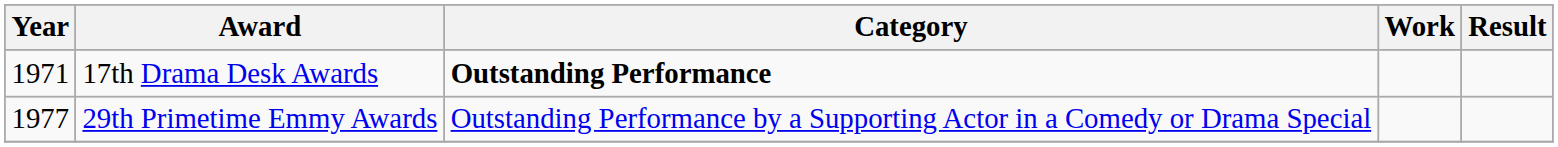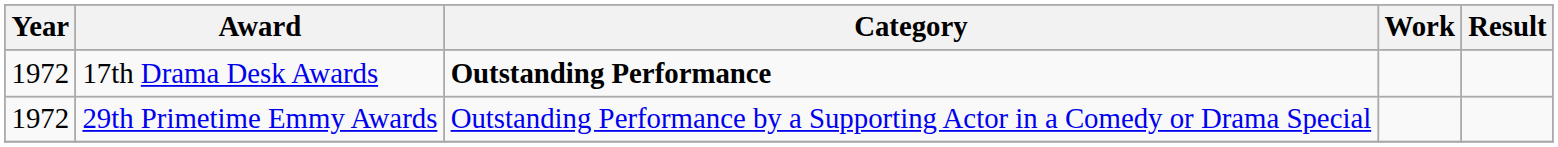(40, 73) 1971 -> (40, 73) 1972
(40, 118) 1977 -> (40, 118) 1972
